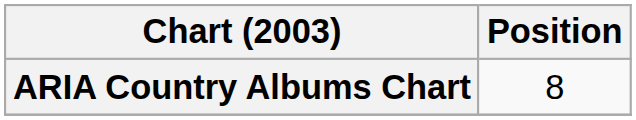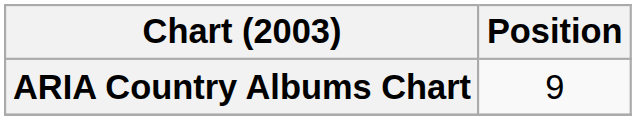(555, 86) 8 -> (555, 86) 9
